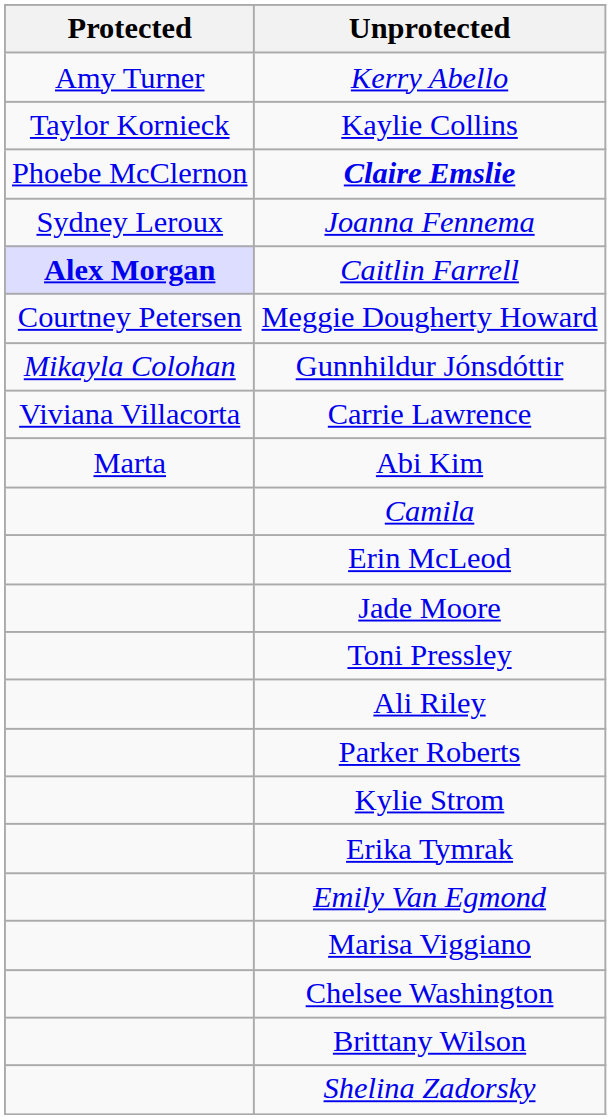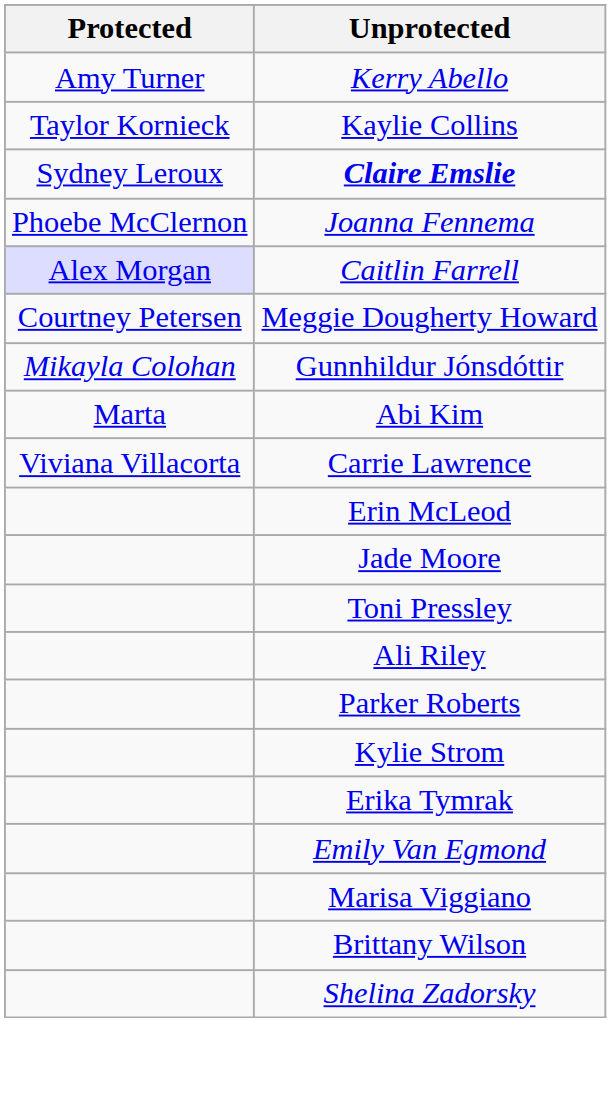(130, 173) Phoebe McClernon -> (130, 173) Sydney Leroux
(130, 221) Sydney Leroux -> (130, 221) Phoebe McClernon
(130, 269) bold -> (130, 269) normal
rows swapped: (430, 462) <-> (430, 414)
- row: (430, 510)
- row: (430, 992)
